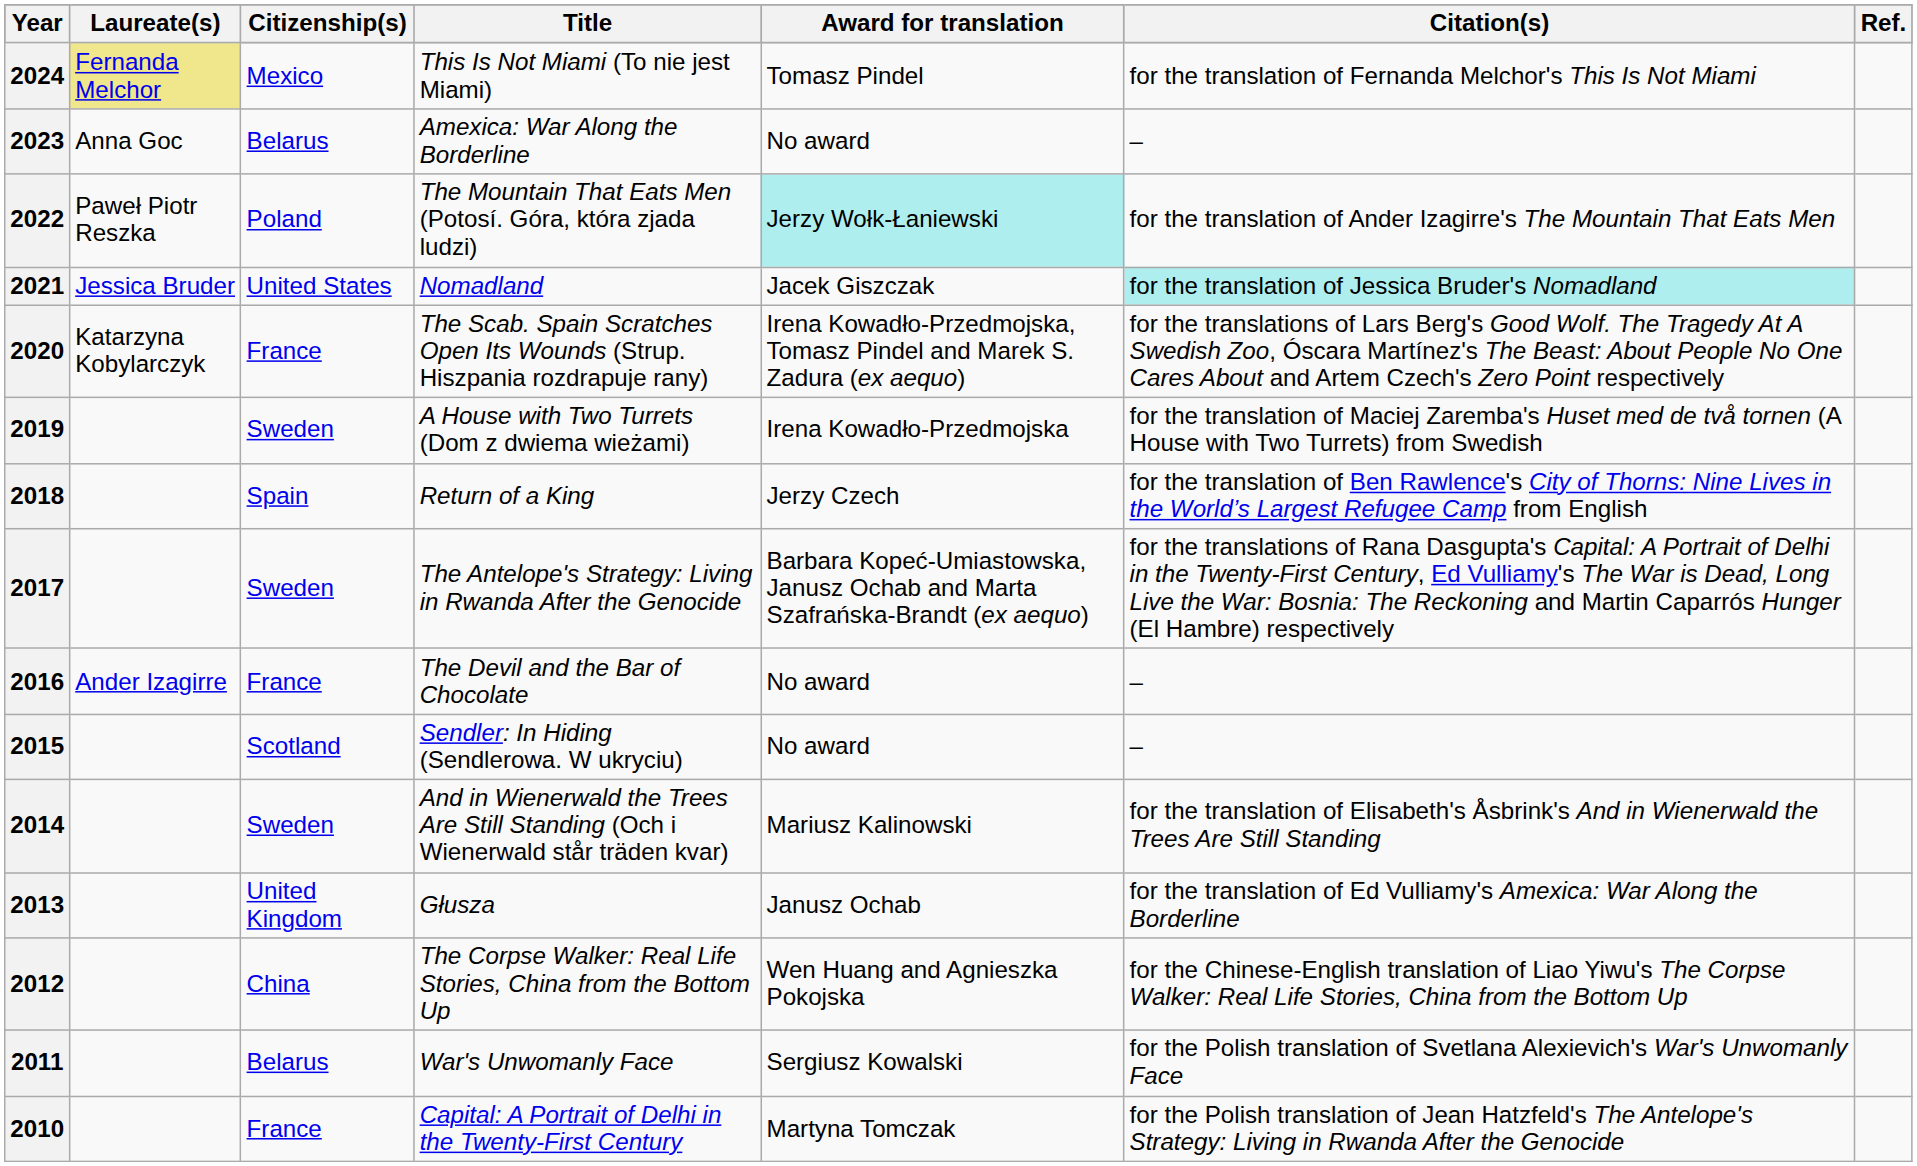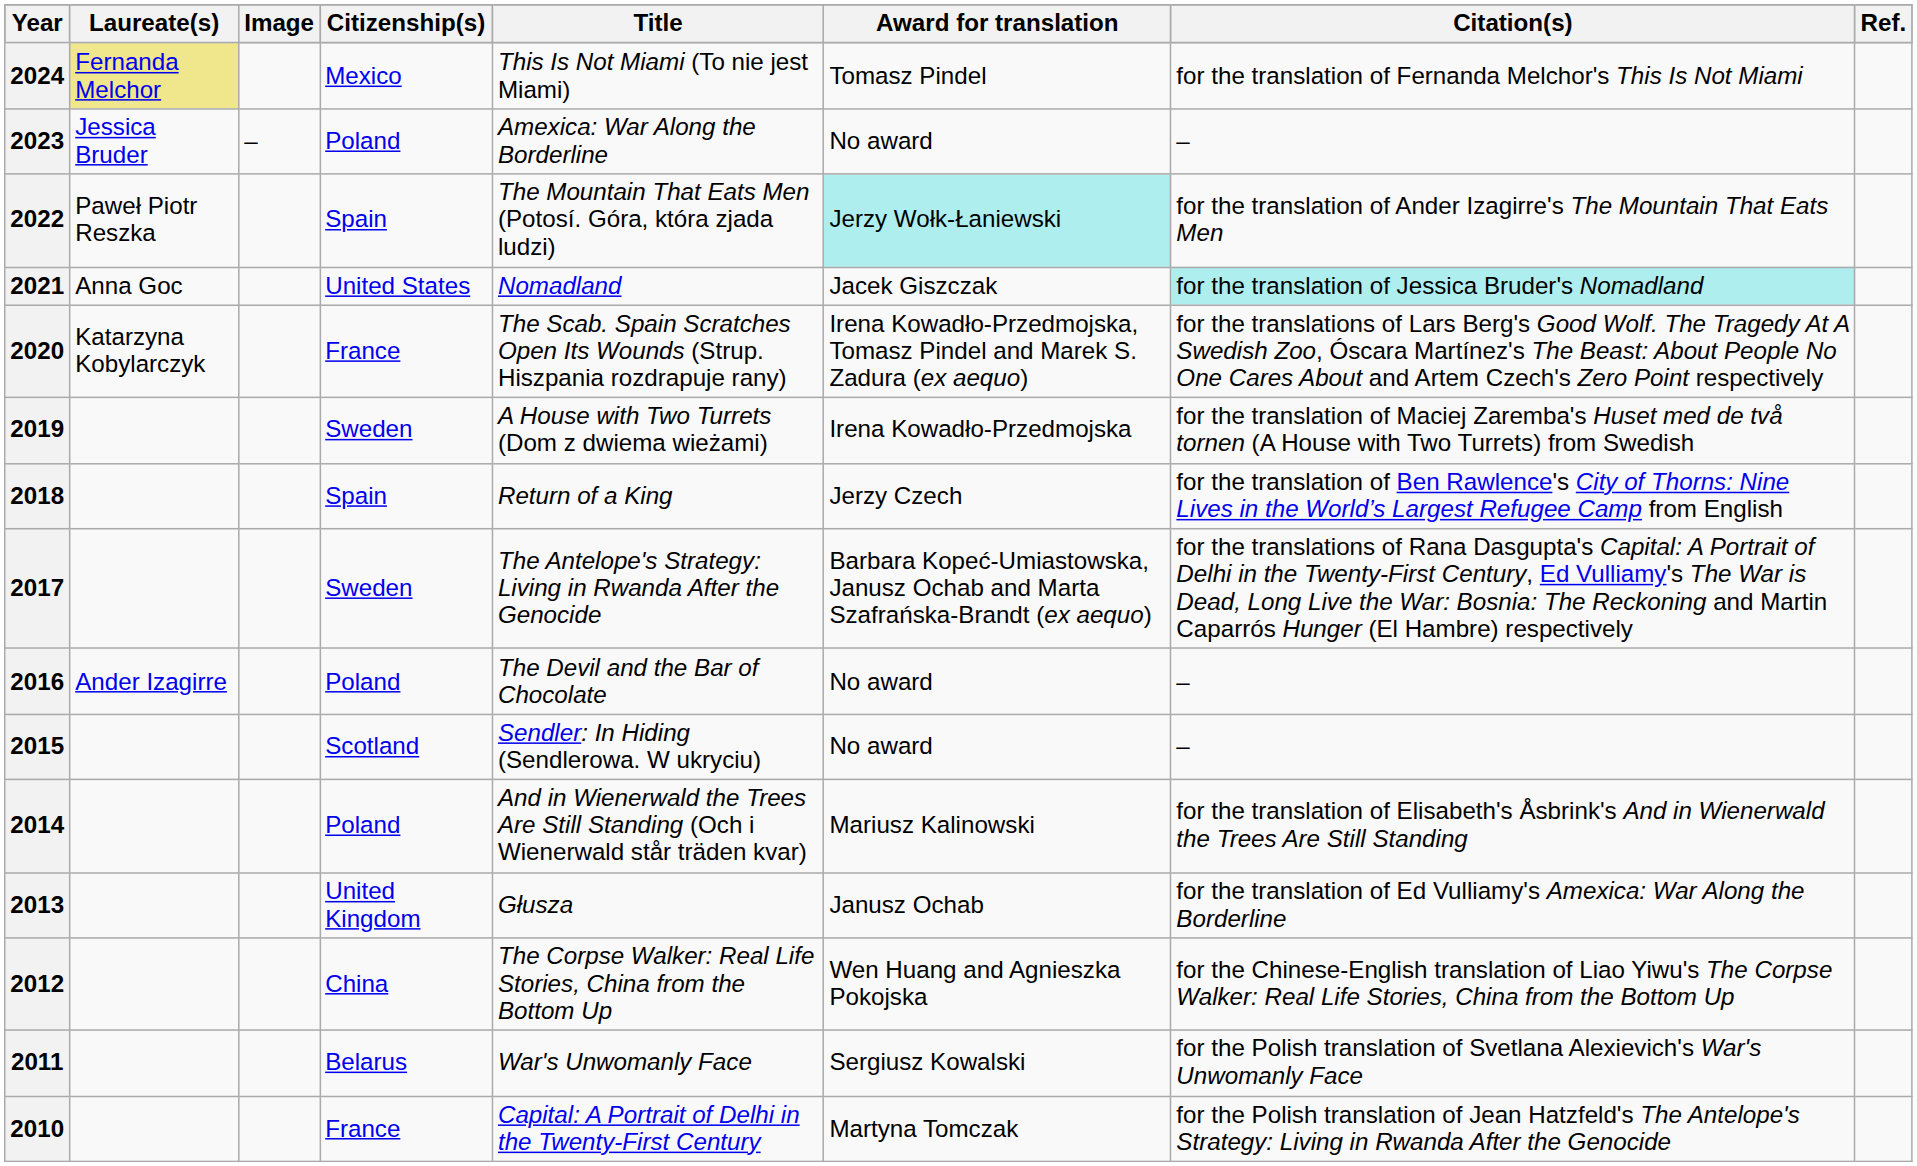+ column: (279, 23)
(129, 141) Anna Goc -> (115, 141) Jessica Bruder
(288, 141) Belarus -> (363, 141) Poland
(284, 220) Poland -> (356, 220) Spain
(155, 285) Jessica Bruder -> (129, 285) Anna Goc
(284, 681) France -> (363, 681) Poland
(290, 825) Sweden -> (363, 825) Poland
